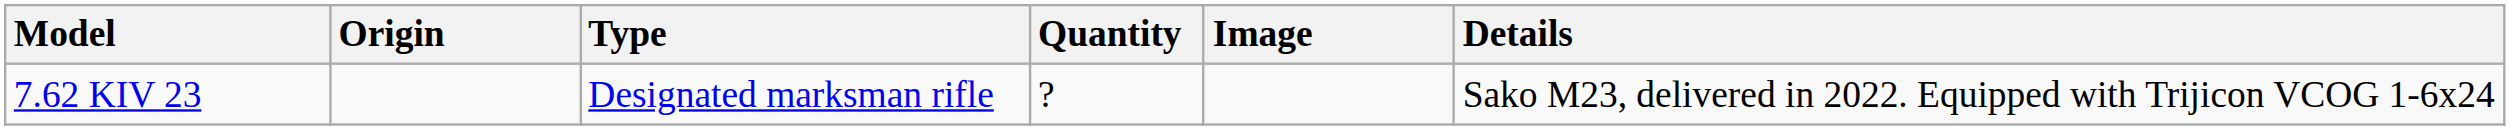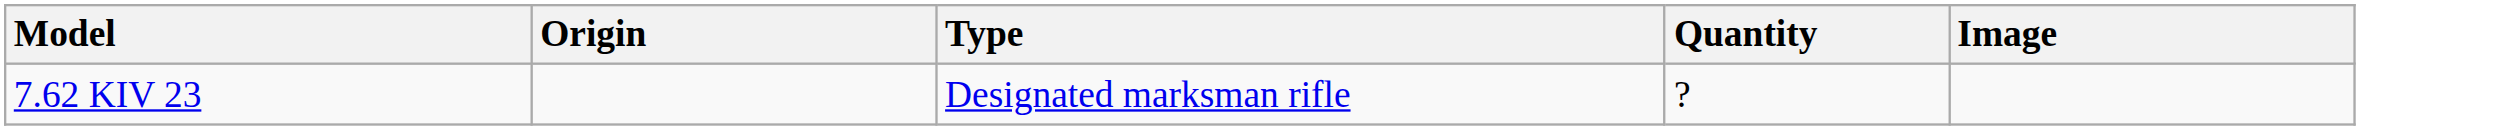- column: (1518, 34)
